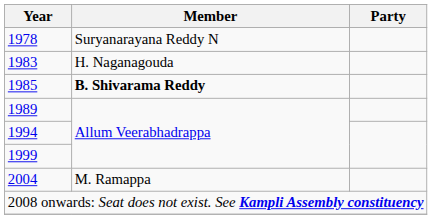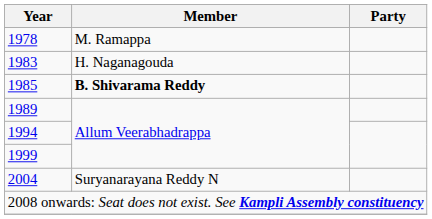(147, 39) Suryanarayana Reddy N -> (113, 39) M. Ramappa
(113, 179) M. Ramappa -> (147, 179) Suryanarayana Reddy N
